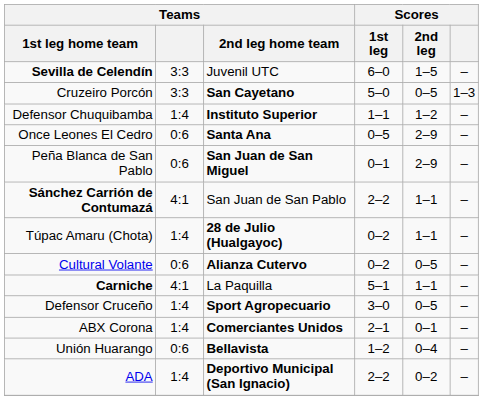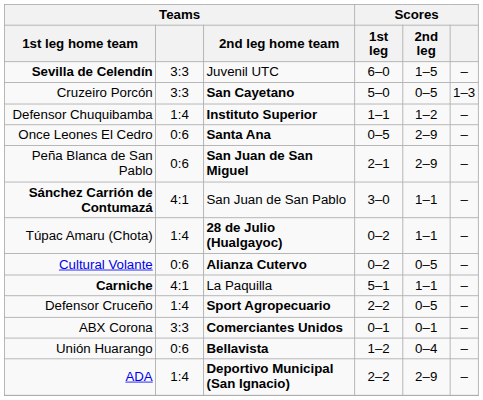(379, 163) 0–1 -> (379, 163) 2–1
(379, 199) 2–2 -> (379, 199) 3–0
(379, 306) 3–0 -> (379, 306) 2–2
(180, 327) 1:4 -> (180, 327) 3:3
(379, 327) 2–1 -> (379, 327) 0–1
(426, 377) 0–2 -> (426, 377) 2–9
